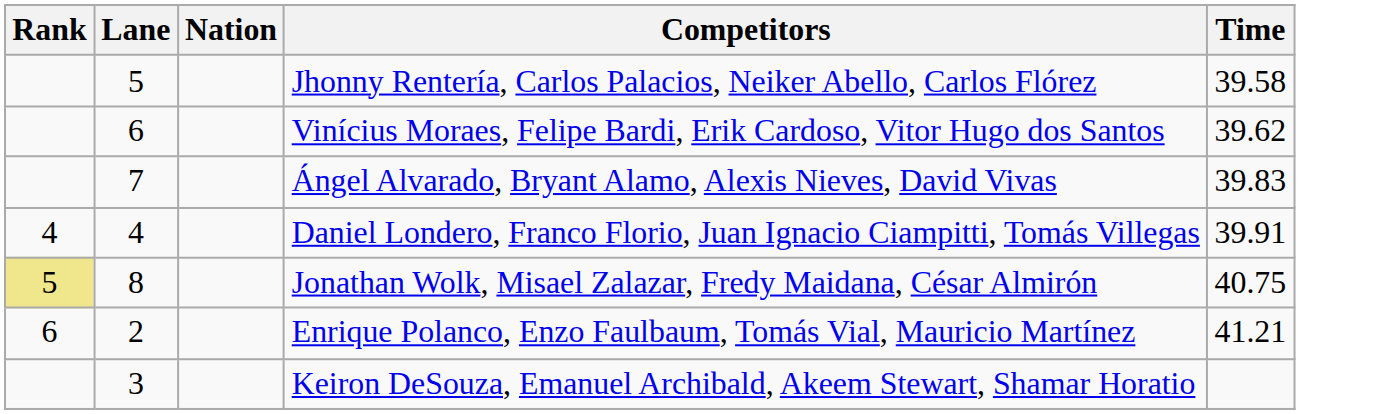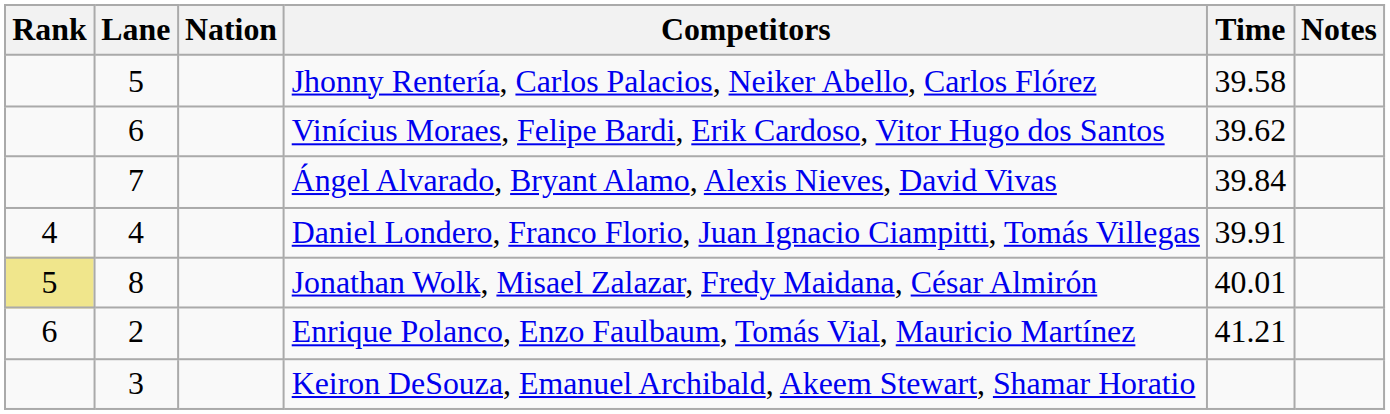+ column: (1339, 29)
(1250, 181) 39.83 -> (1250, 181) 39.84
(1250, 282) 40.75 -> (1250, 282) 40.01
